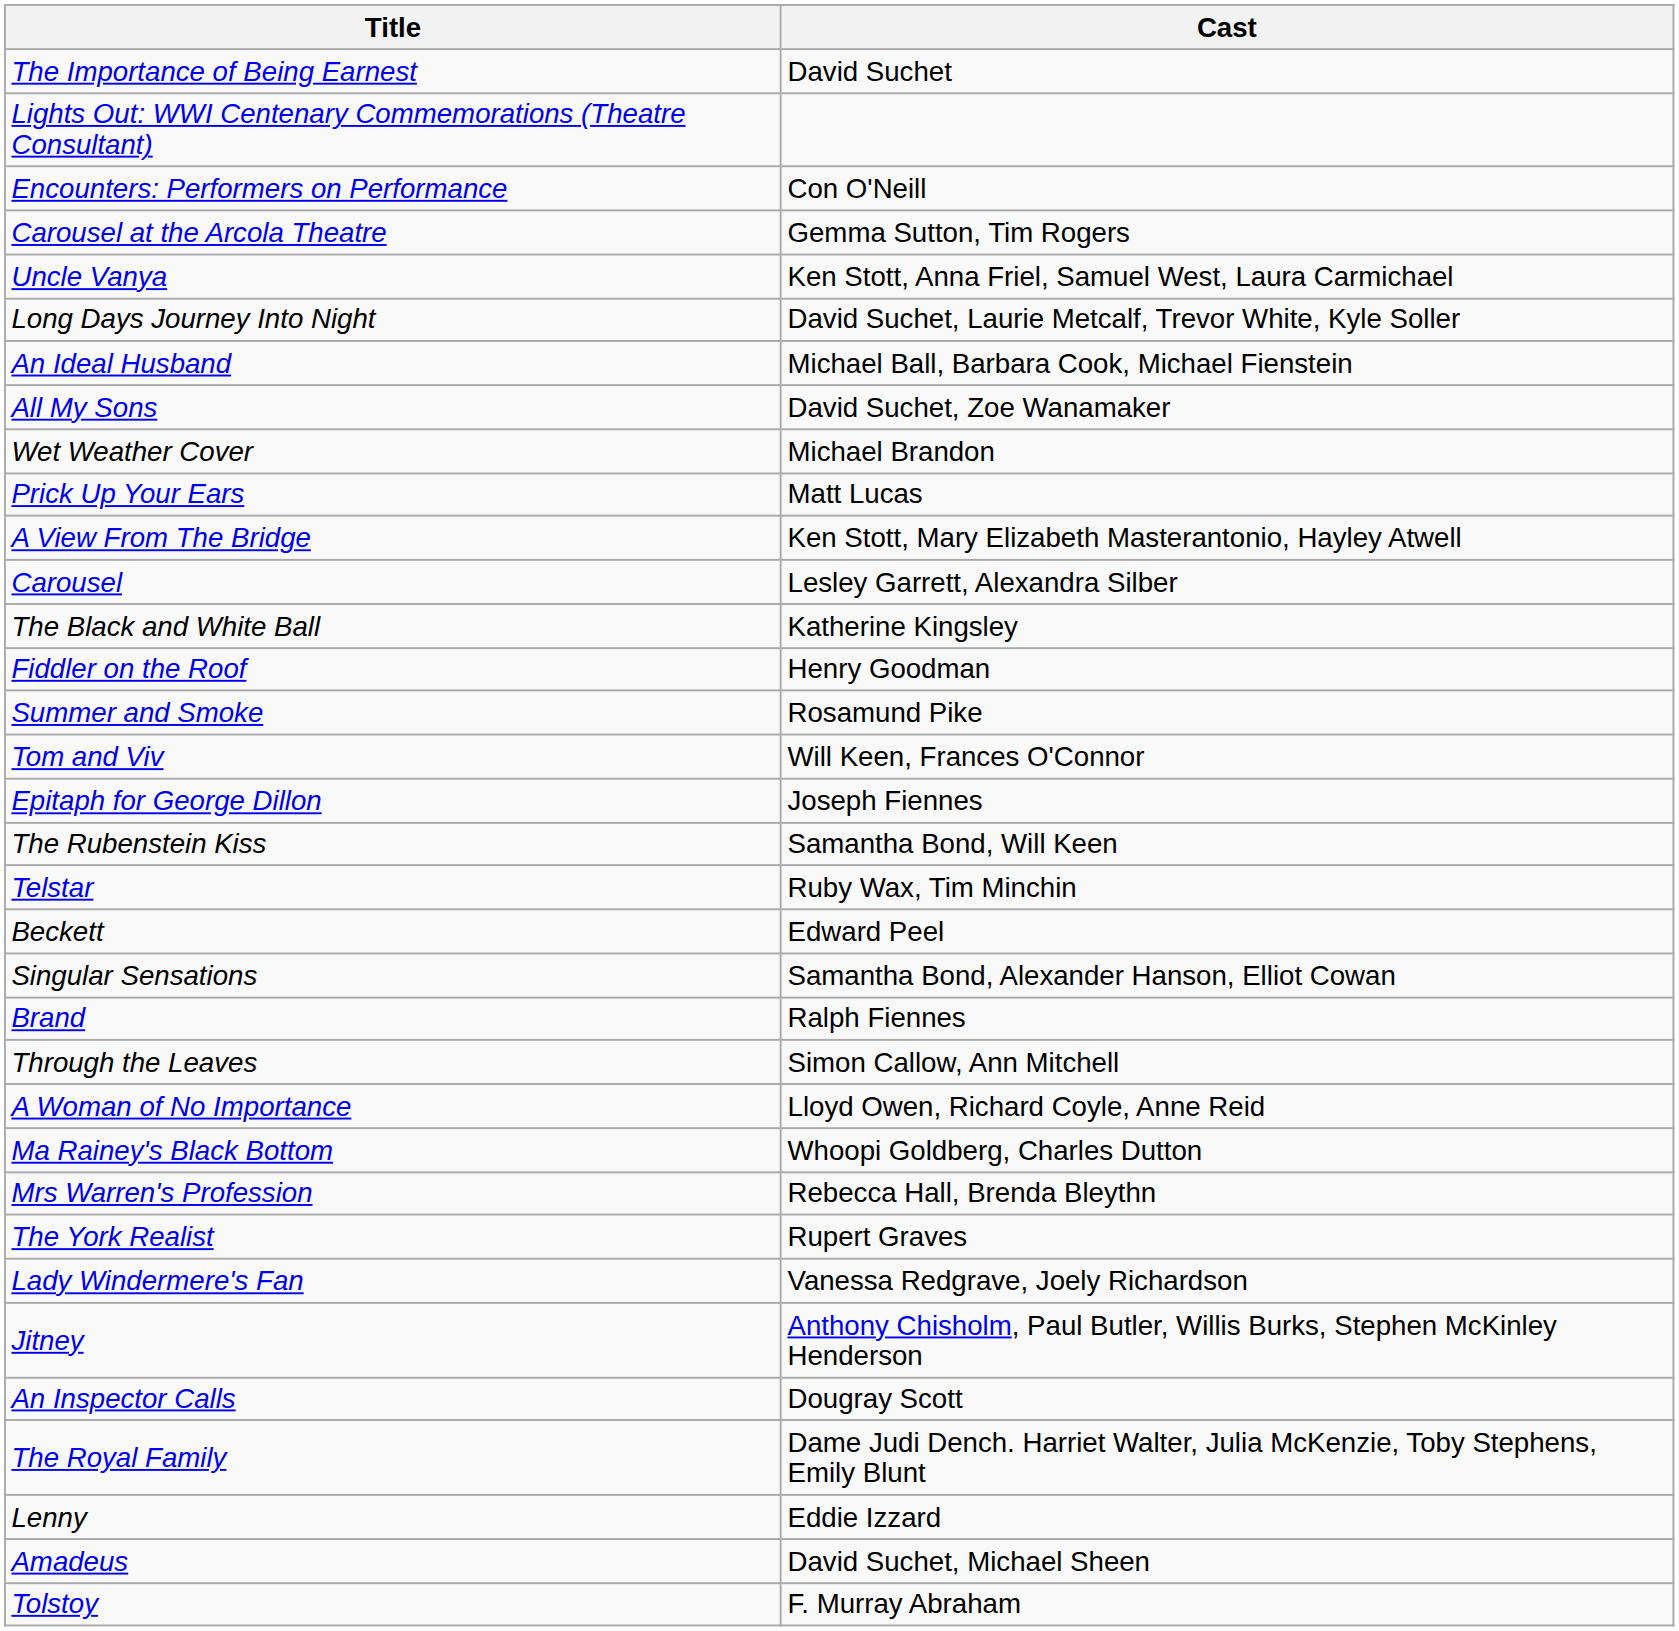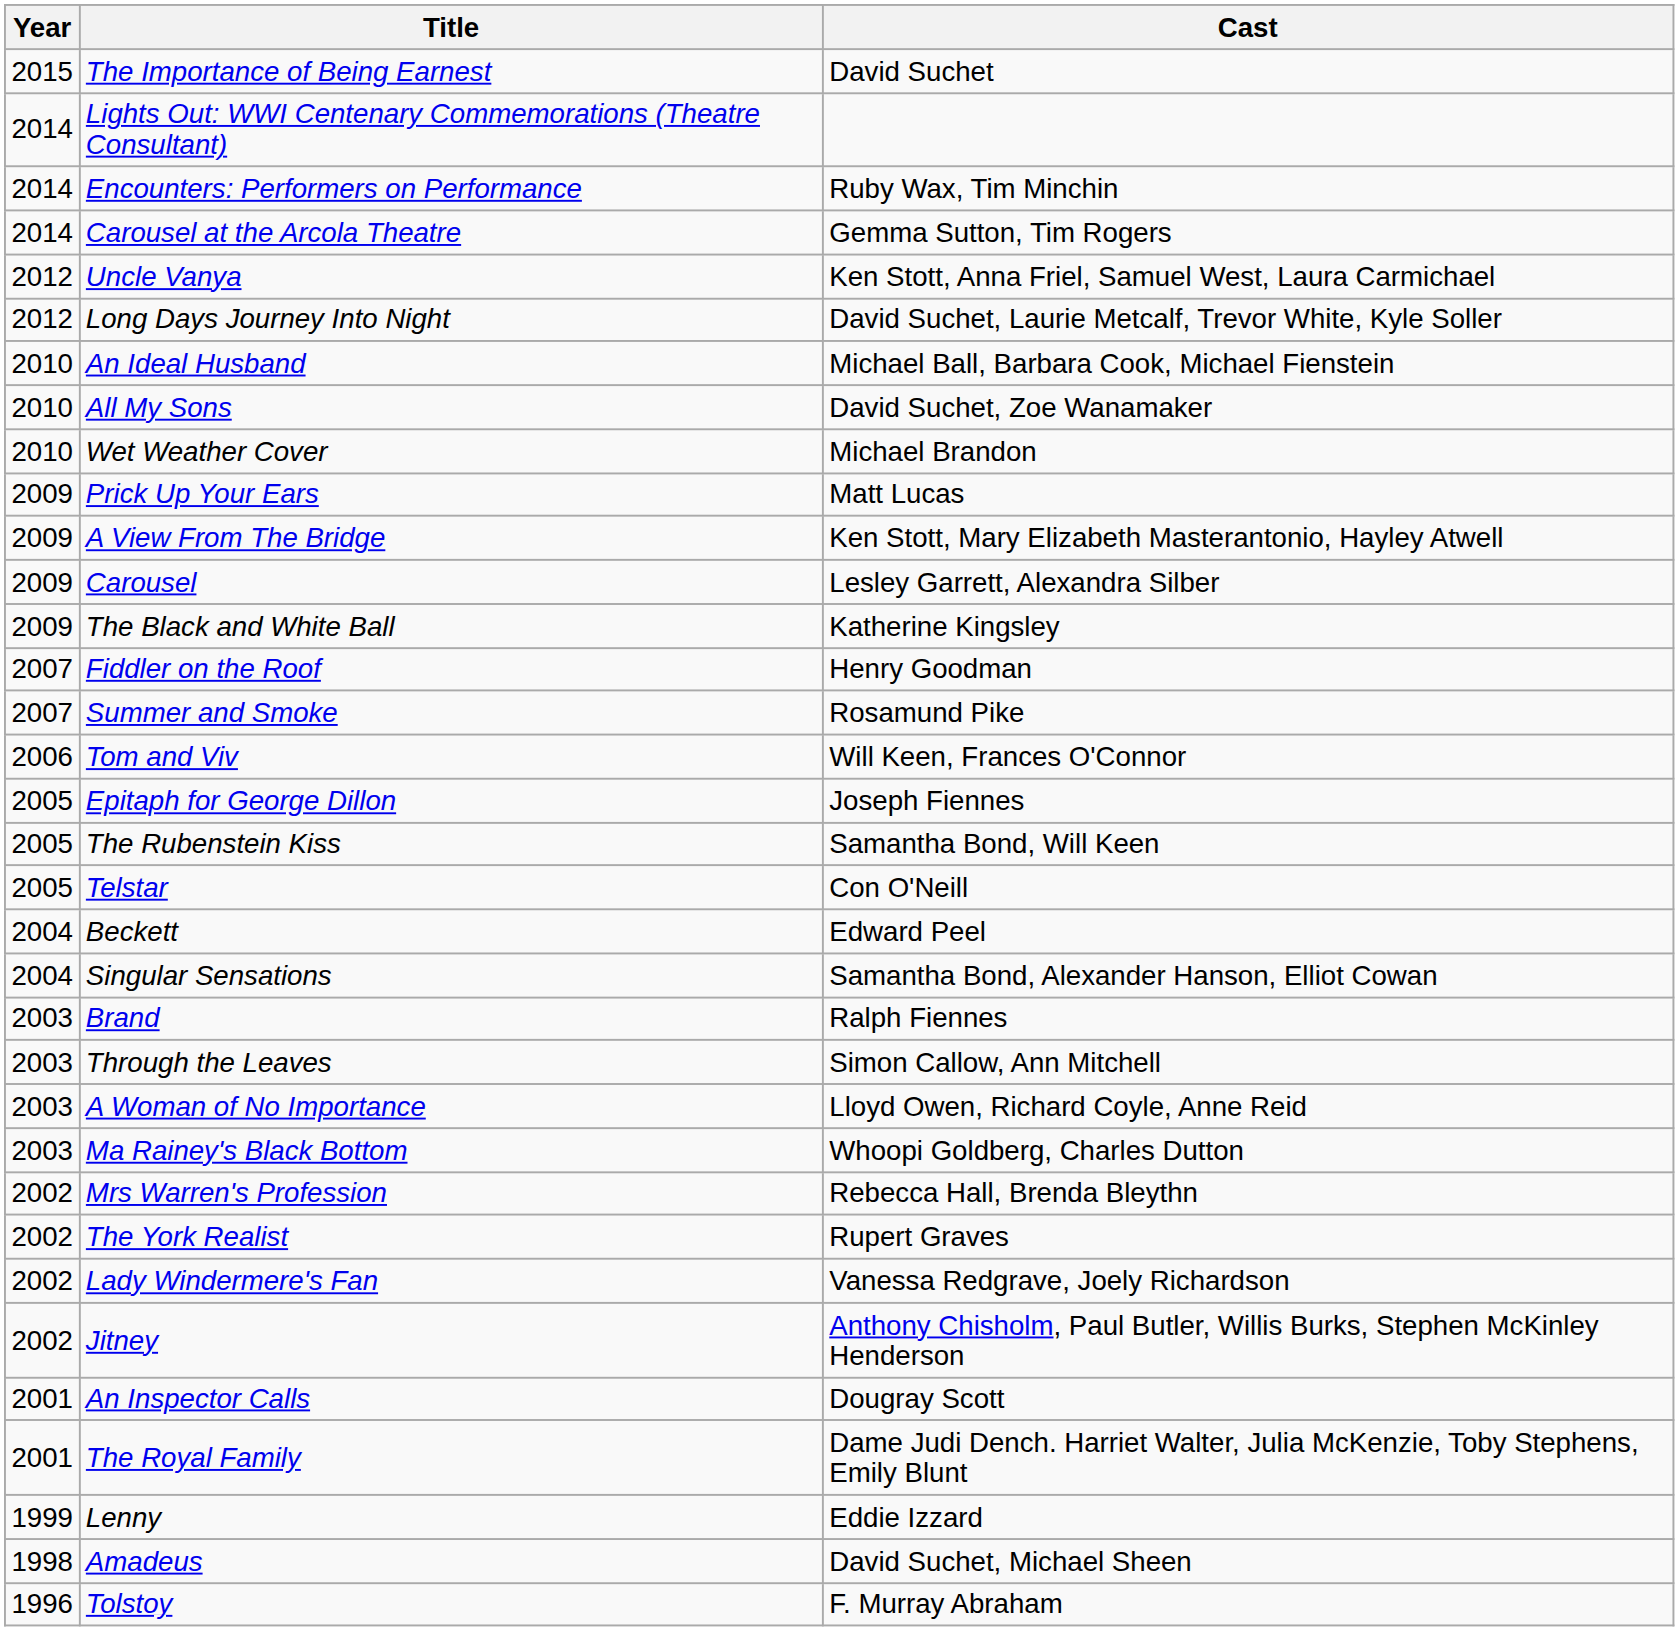+ column: (42, 27)
(857, 189) Con O'Neill -> (974, 189) Ruby Wax, Tim Minchin
(932, 888) Ruby Wax, Tim Minchin -> (899, 888) Con O'Neill
